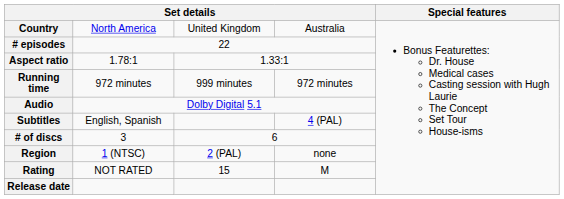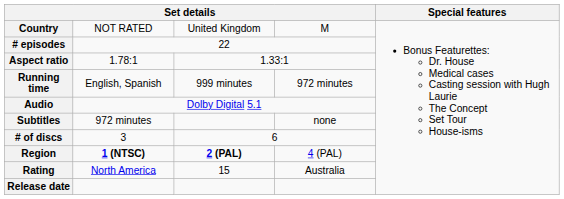(123, 28) North America -> (123, 28) NOT RATED
(325, 28) Australia -> (325, 28) M
(123, 83) 972 minutes -> (123, 83) English, Spanish
(123, 121) English, Spanish -> (123, 121) 972 minutes
(325, 121) 4 (PAL) -> (325, 121) none
(123, 154) normal -> (123, 154) bold
(224, 154) normal -> (224, 154) bold
(325, 154) none -> (325, 154) 4 (PAL)
(123, 170) NOT RATED -> (123, 170) North America
(325, 170) M -> (325, 170) Australia
